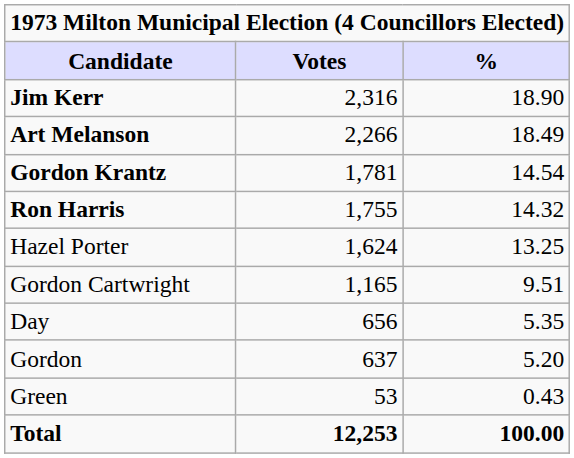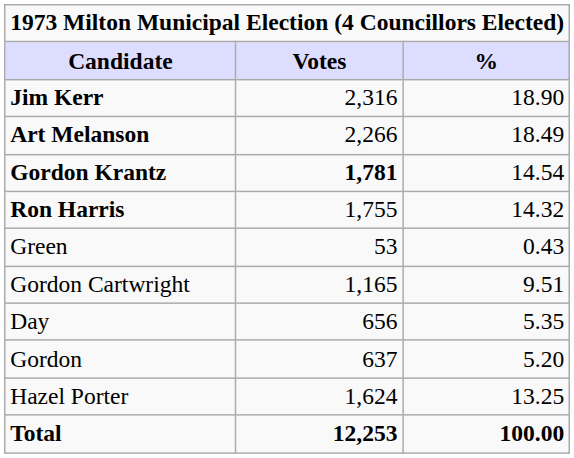(371, 172) normal -> (371, 172) bold
rows swapped: (69, 246) <-> (39, 396)
